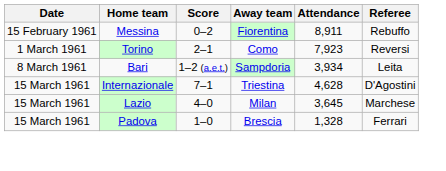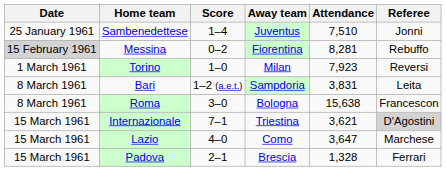+ row: (145, 31)
(52, 31) no background -> (52, 49) lightgrey background
(329, 31) 8,911 -> (343, 49) 8,281
(203, 49) 2–1 -> (218, 67) 1–0
(263, 49) Como -> (277, 67) Milan
(329, 67) 3,934 -> (343, 85) 3,831
+ row: (145, 103)
(329, 85) 4,628 -> (343, 121) 3,621
(390, 85) no background -> (409, 121) lightgrey background
(263, 103) Milan -> (277, 139) Como
(329, 103) 3,645 -> (343, 139) 3,647
(203, 121) 1–0 -> (218, 157) 2–1
